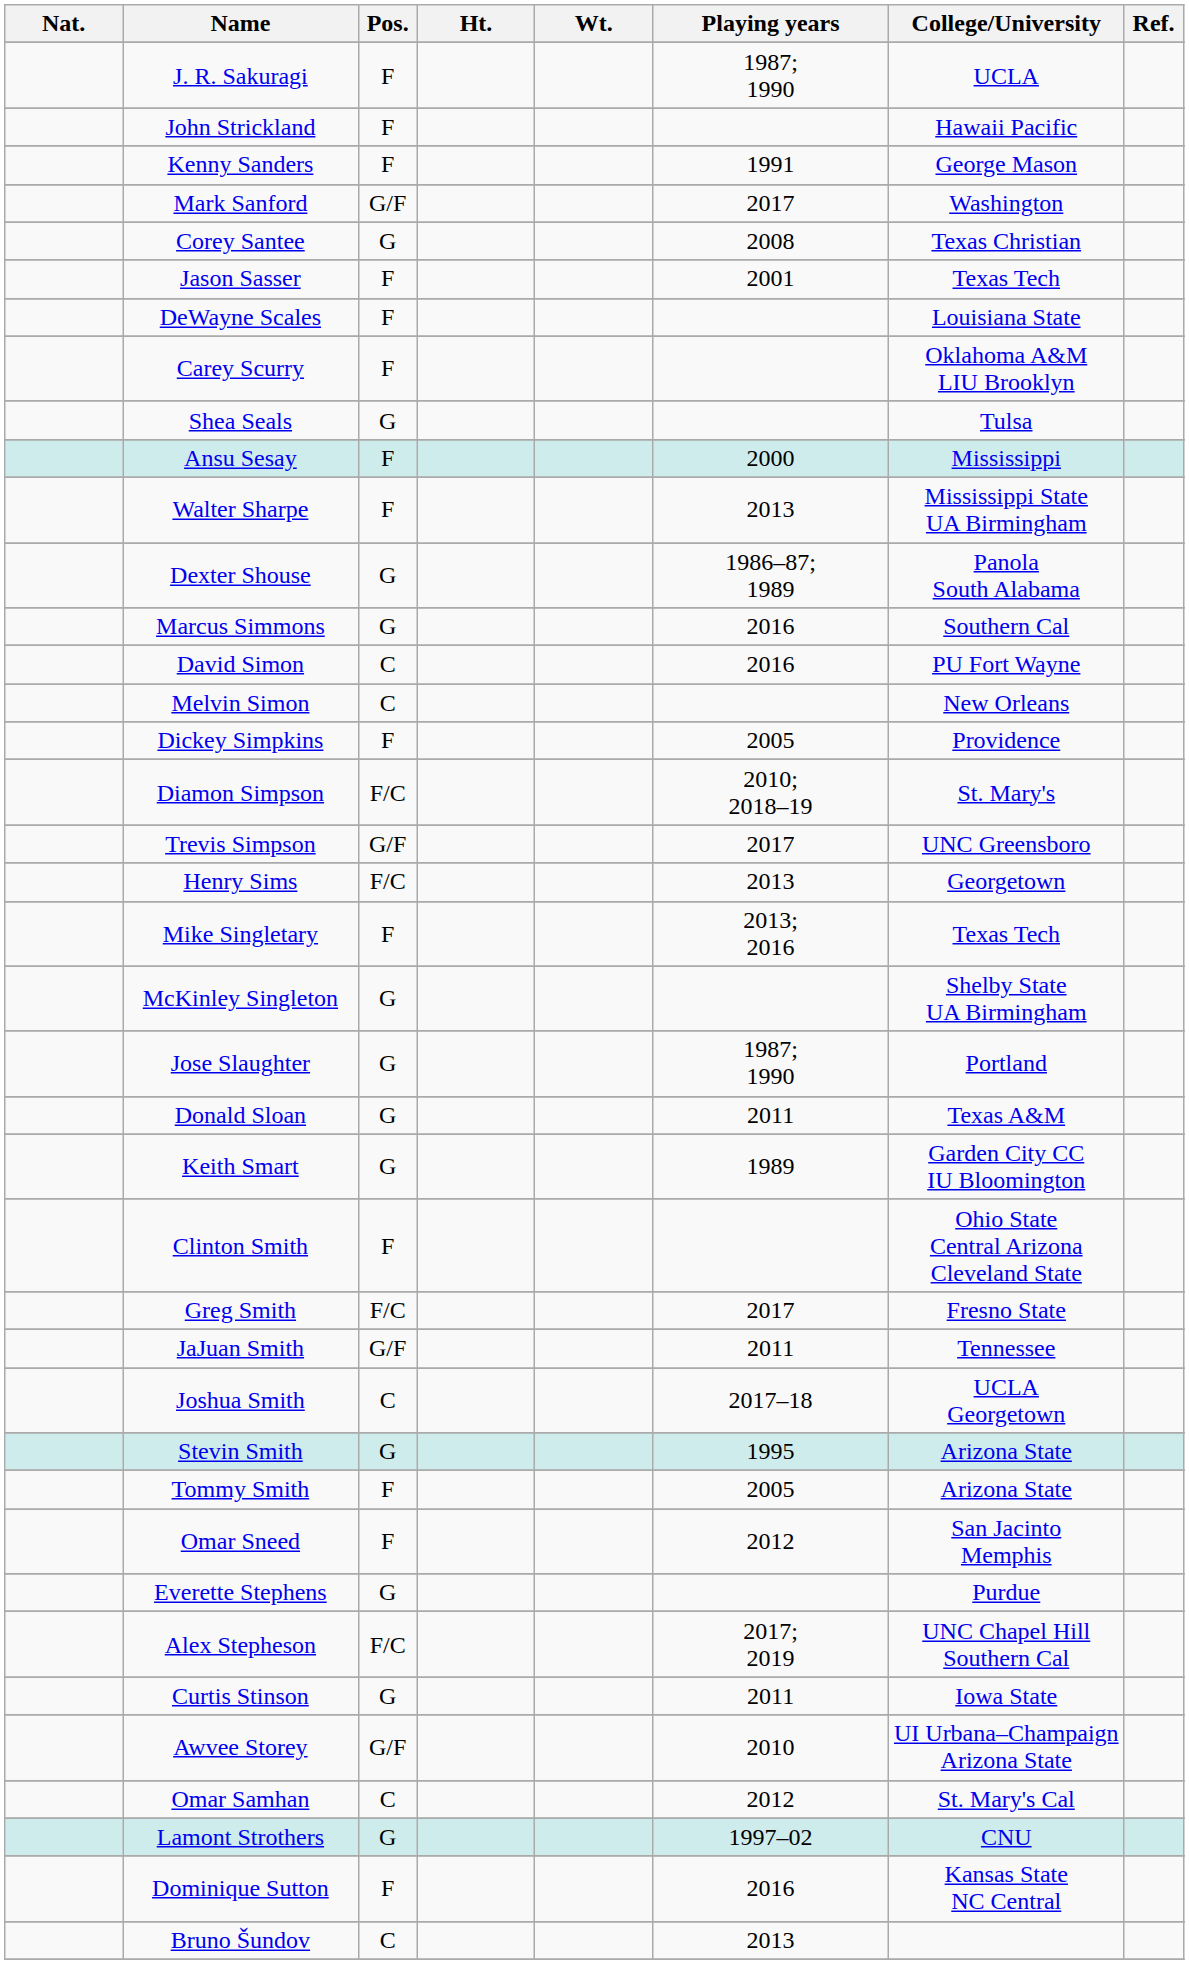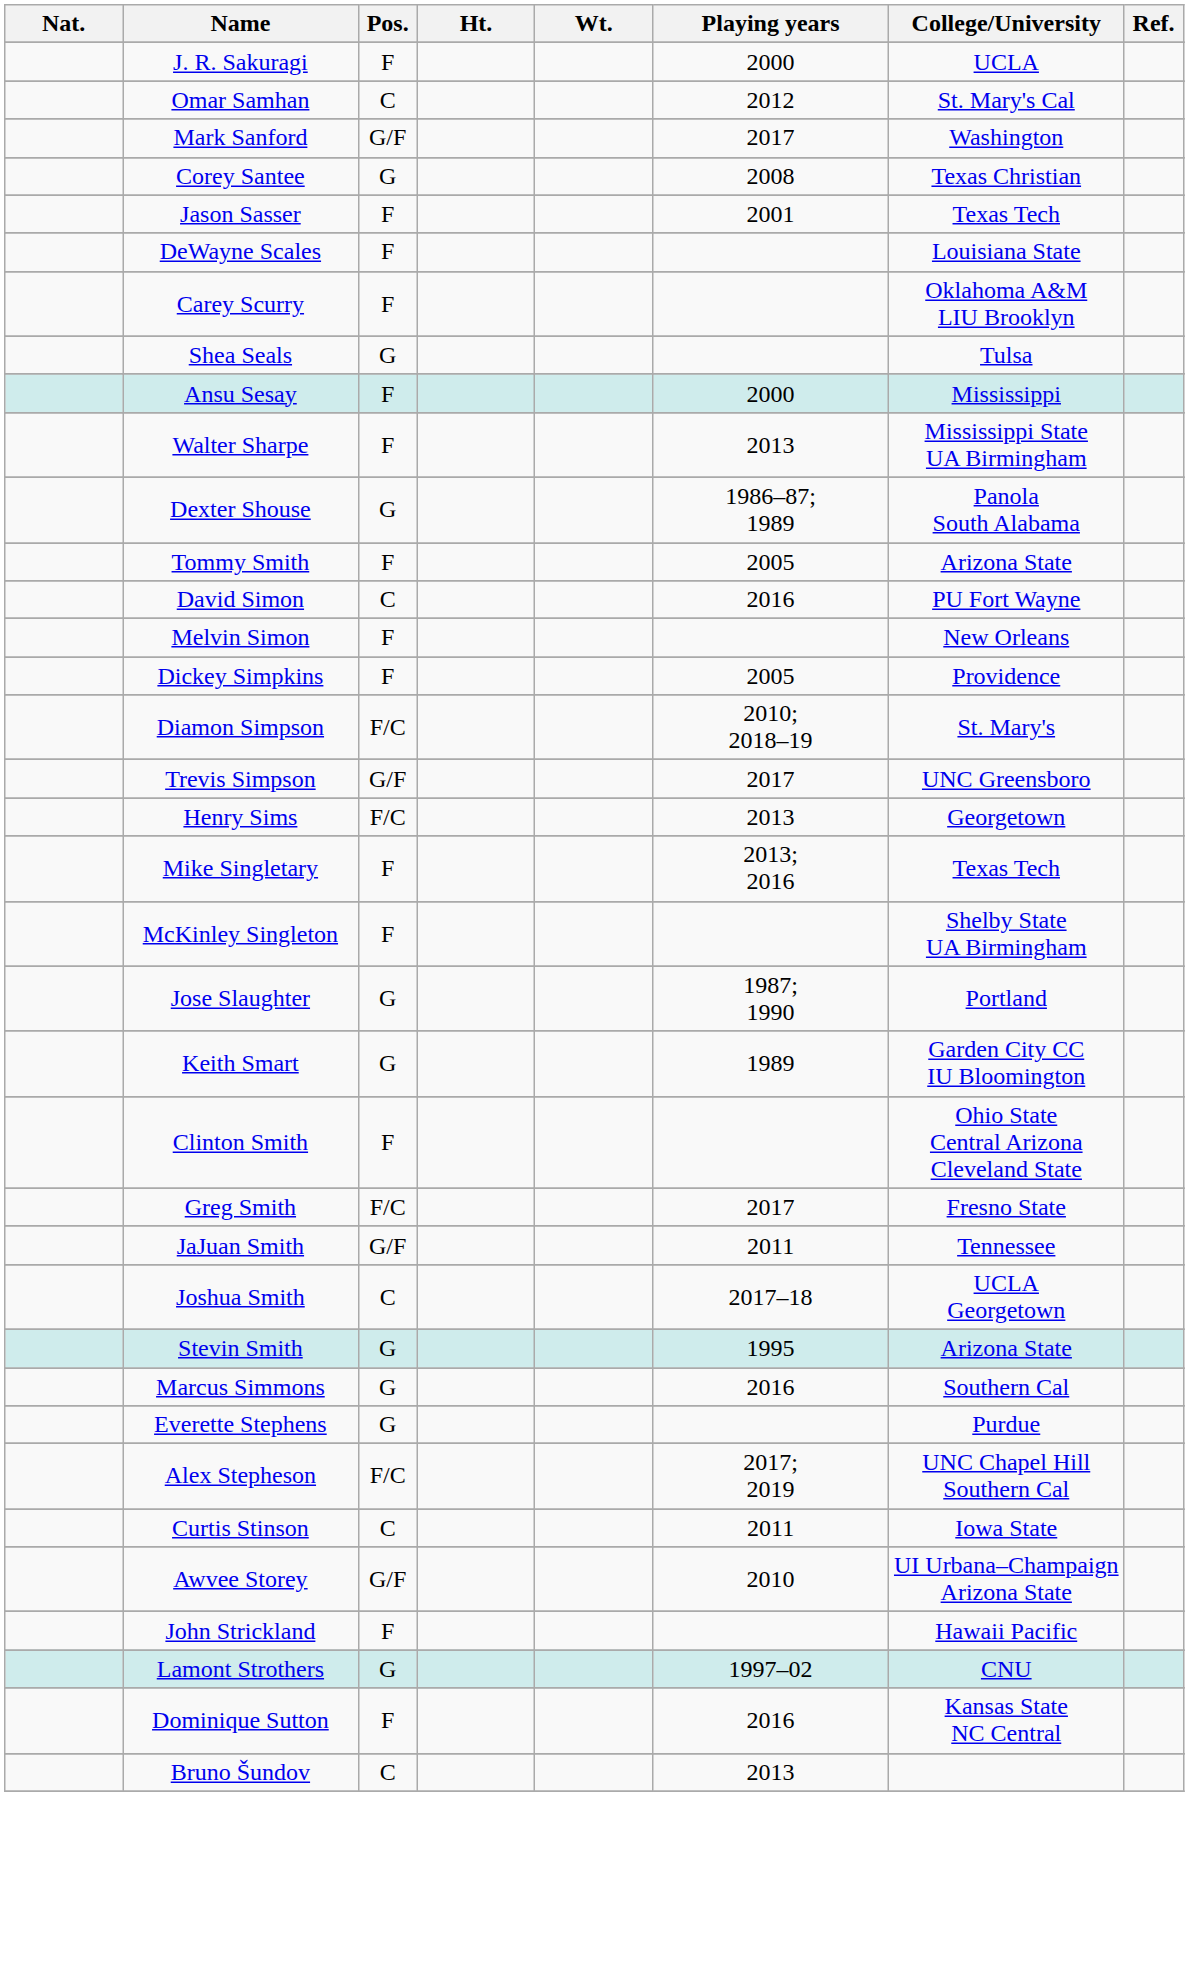(771, 75) 1987; 1990 -> (771, 61) 2000
rows swapped: (240, 1798) <-> (240, 126)
- row: (240, 164)
rows swapped: (240, 626) <-> (240, 1489)
(388, 702) C -> (388, 637) F
(388, 998) G -> (388, 933) F
- row: (240, 1114)
- row: (240, 1540)
(388, 1695) G -> (388, 1527) C
